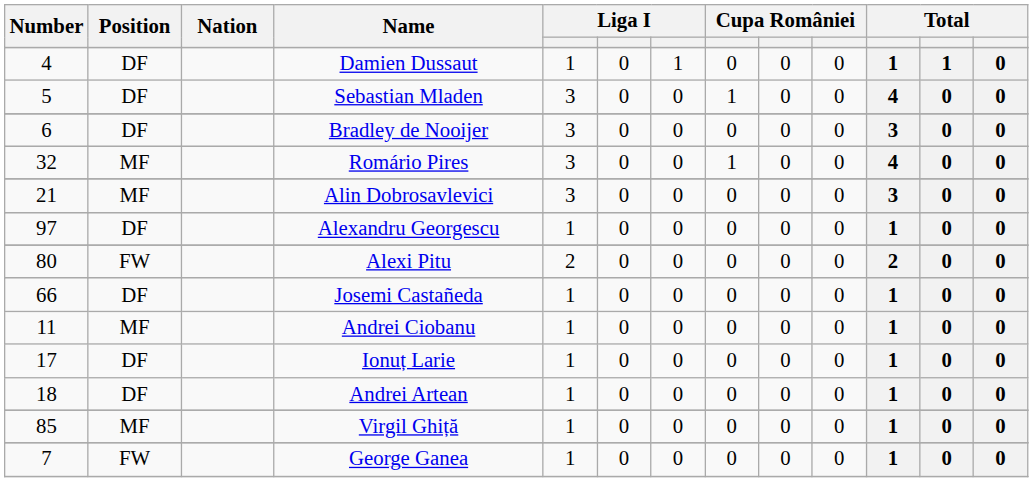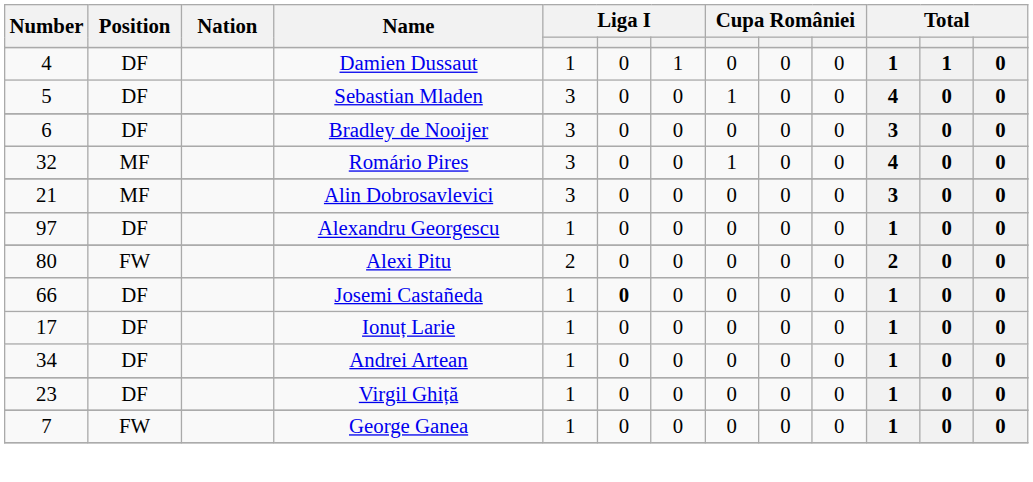(624, 294) normal -> (624, 294) bold
- row: (409, 327)
(46, 393) 18 -> (46, 360) 34
(46, 426) 85 -> (46, 393) 23
(135, 426) MF -> (135, 393) DF
